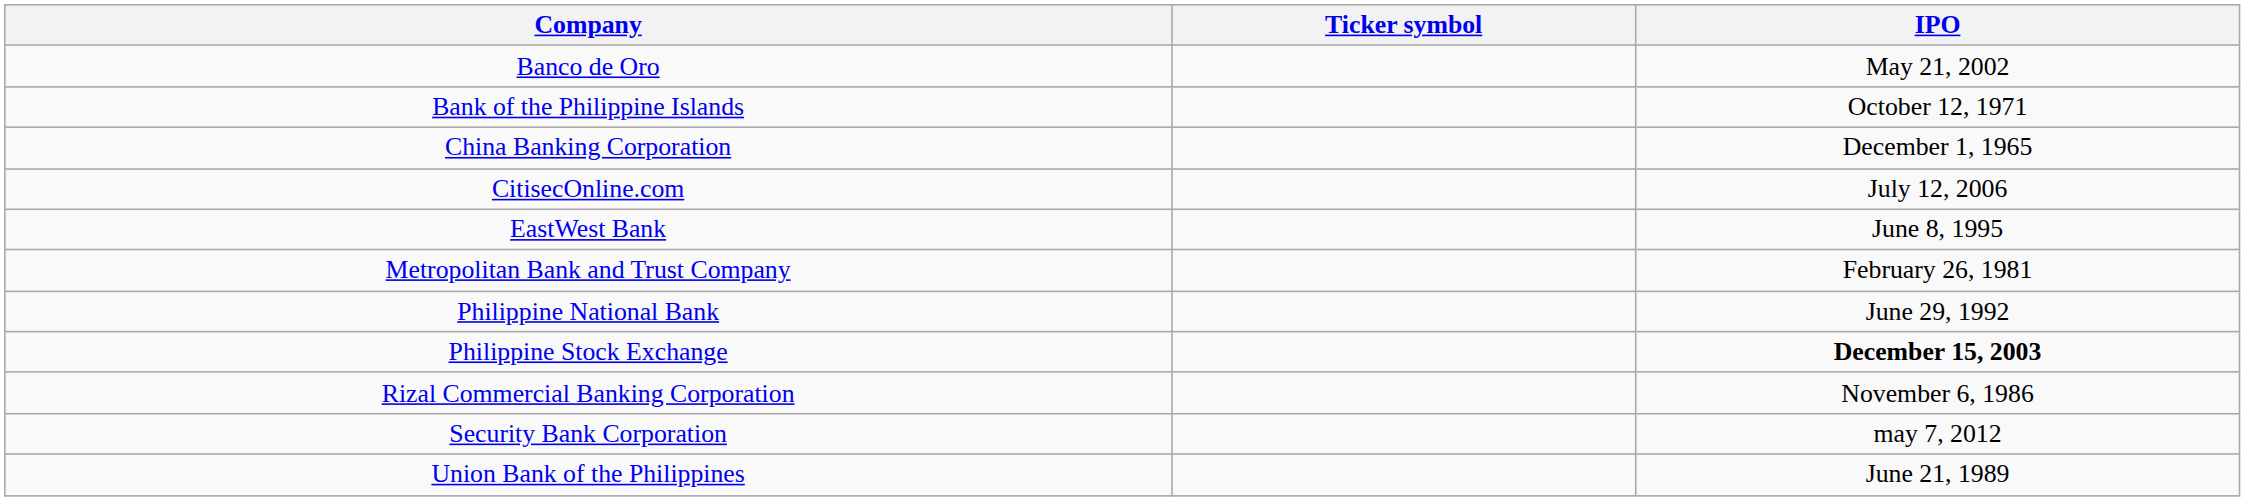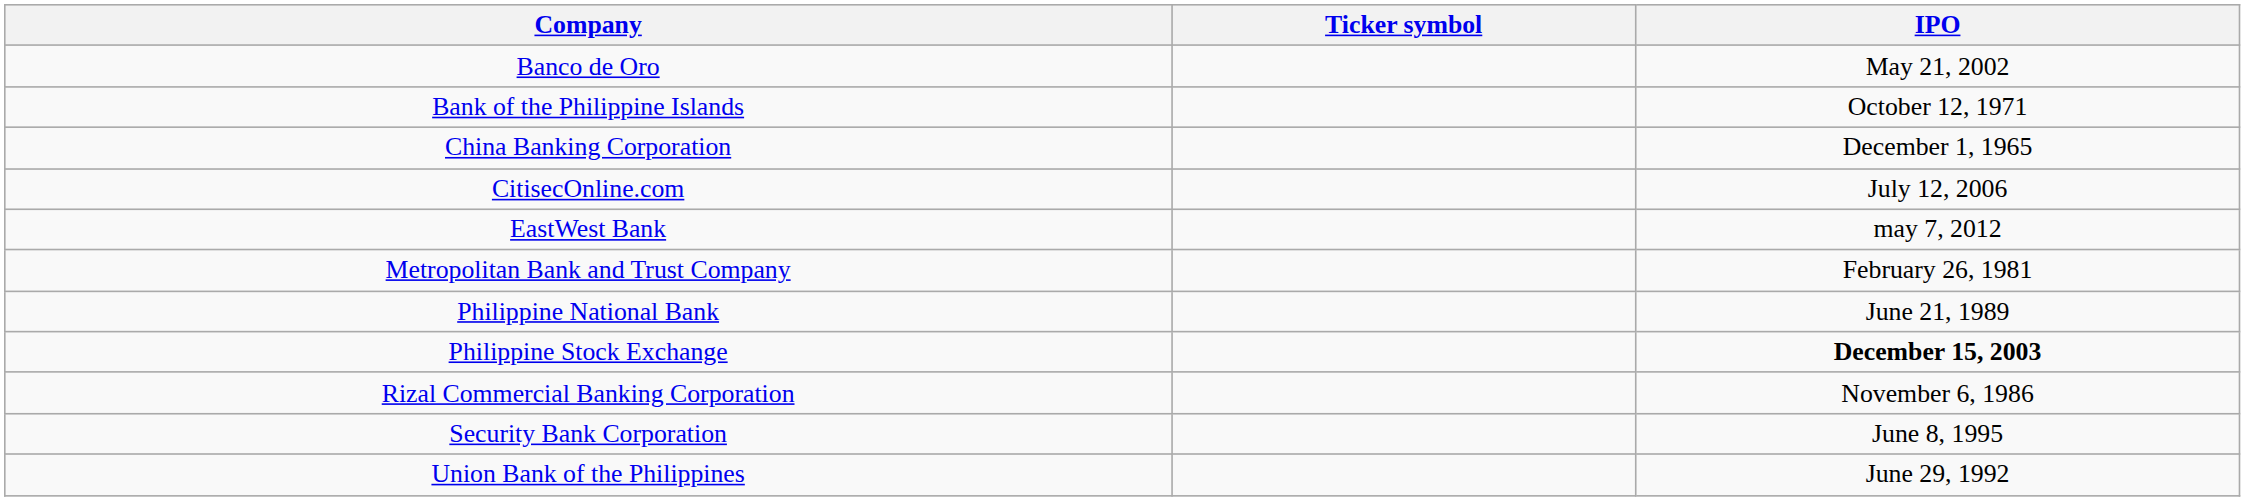(1938, 229) June 8, 1995 -> (1938, 229) may 7, 2012
(1938, 310) June 29, 1992 -> (1938, 310) June 21, 1989
(1938, 433) may 7, 2012 -> (1938, 433) June 8, 1995
(1938, 474) June 21, 1989 -> (1938, 474) June 29, 1992
